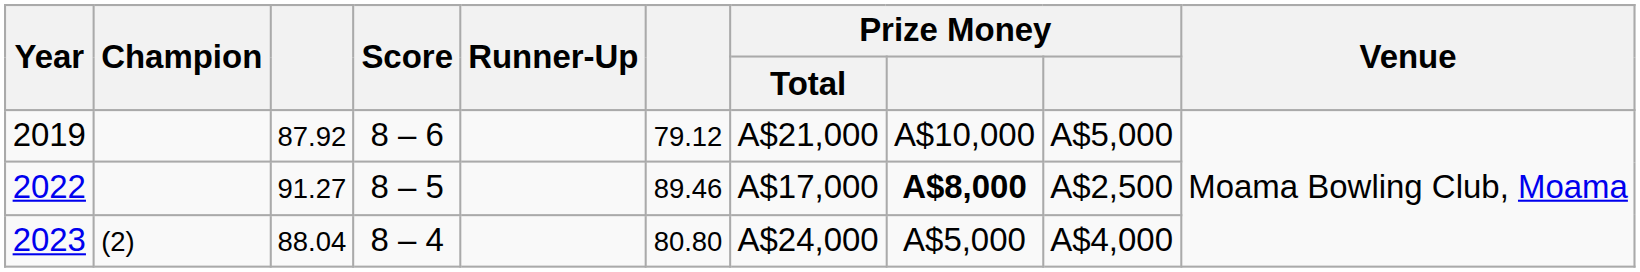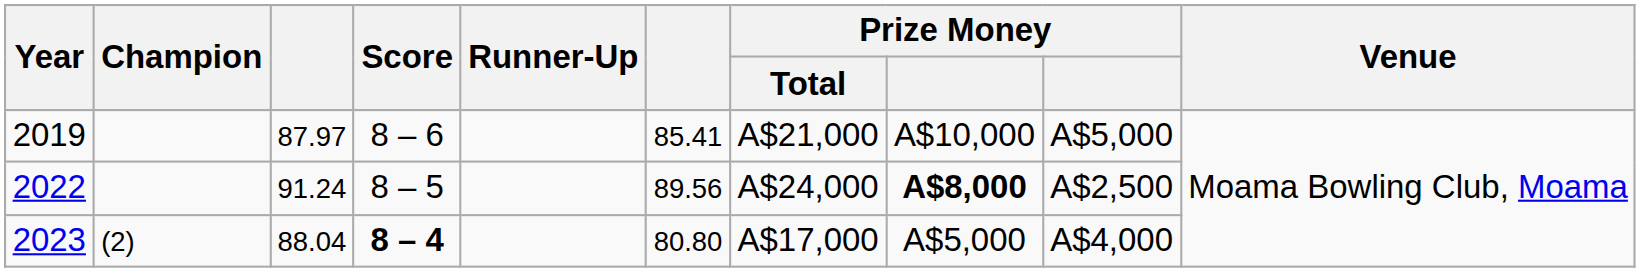(312, 137) 87.92 -> (312, 137) 87.97
(688, 137) 79.12 -> (688, 137) 85.41
(312, 189) 91.27 -> (312, 189) 91.24
(688, 189) 89.46 -> (688, 189) 89.56
(808, 187) A$17,000 -> (808, 187) A$24,000
(407, 239) normal -> (407, 239) bold
(808, 239) A$24,000 -> (808, 239) A$17,000
